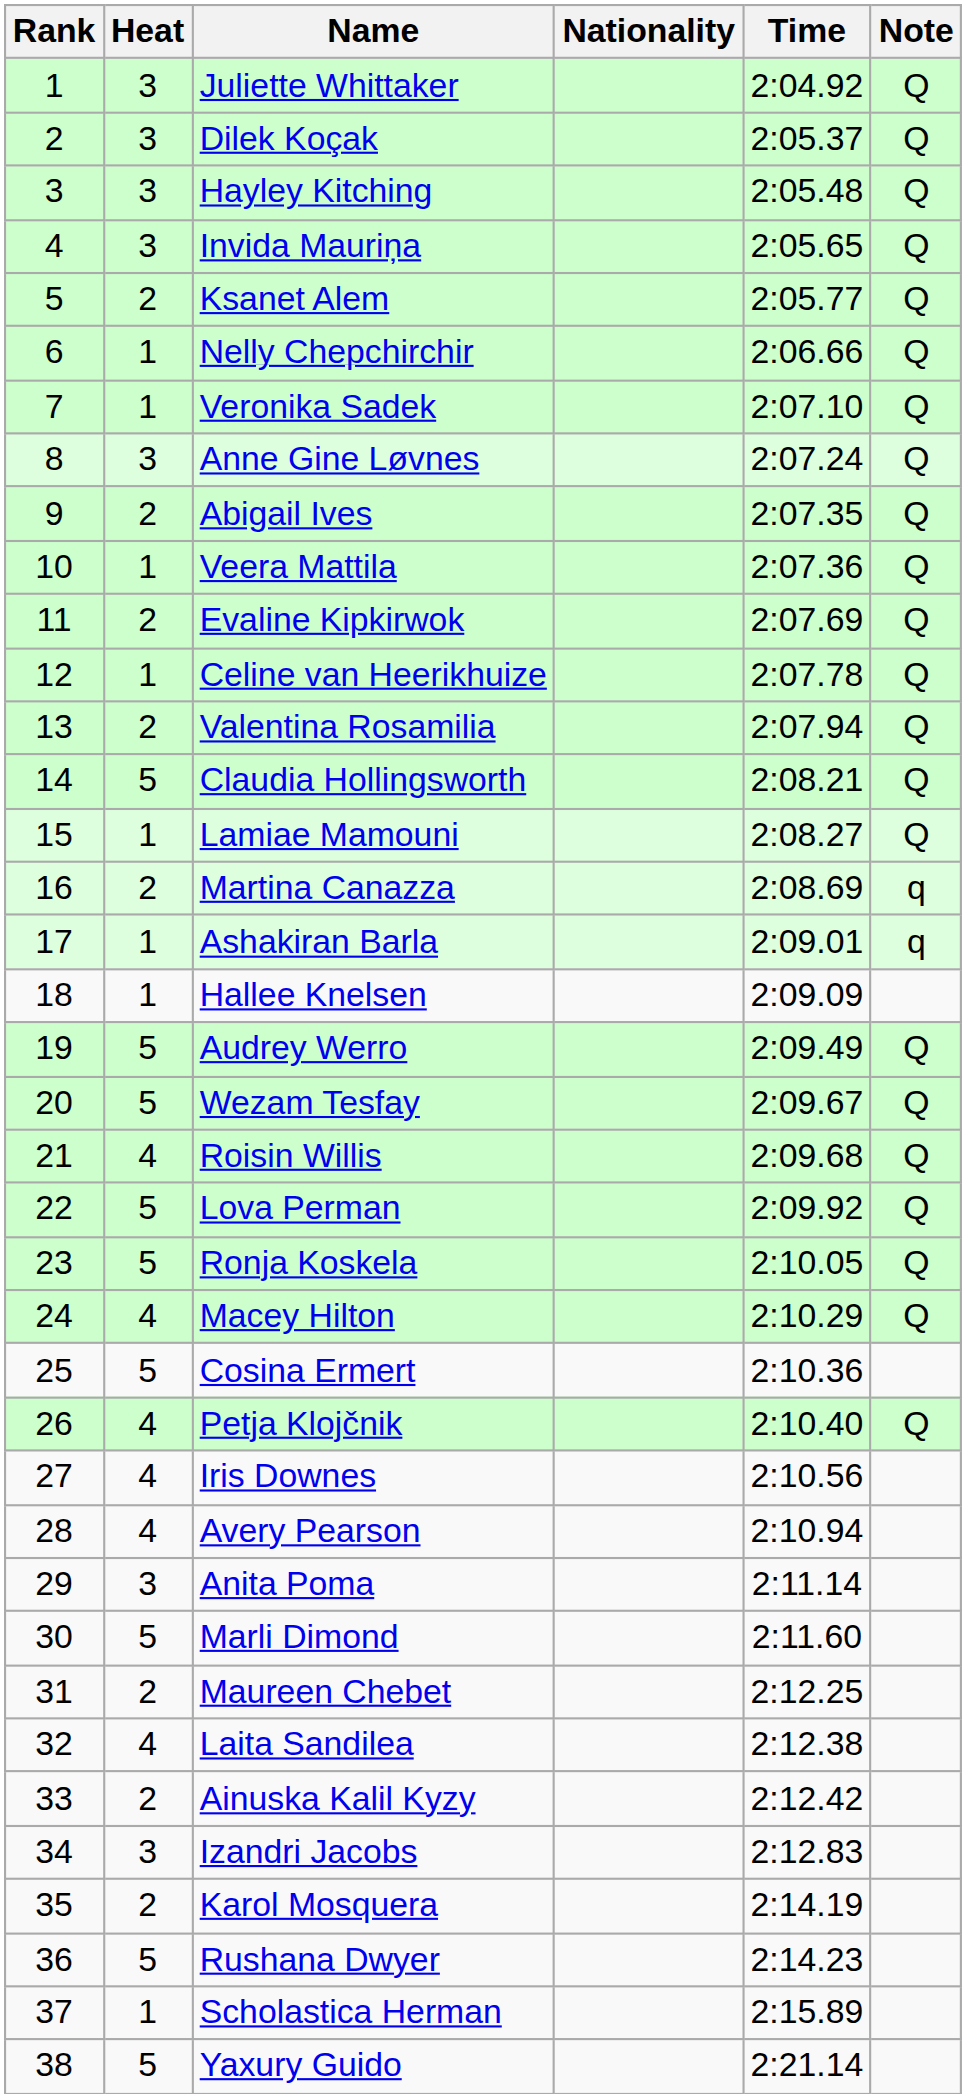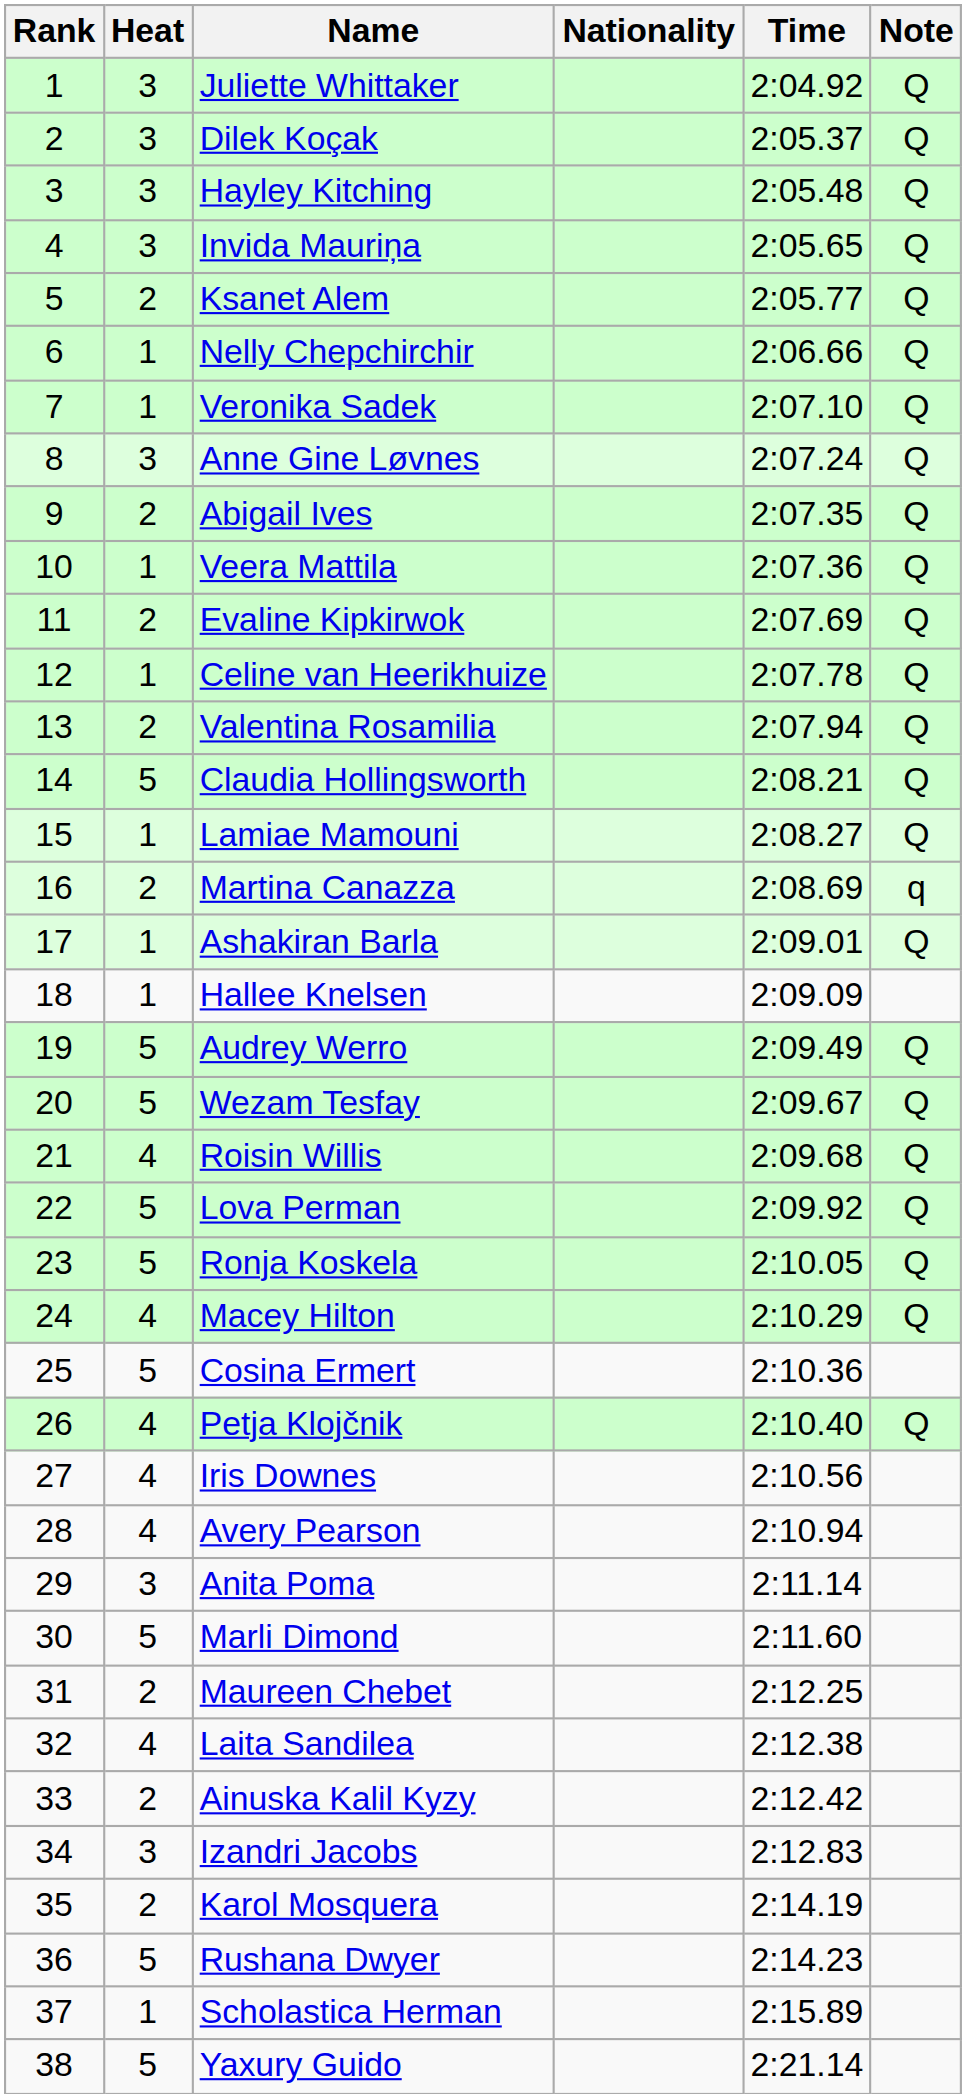(916, 941) q -> (916, 941) Q
